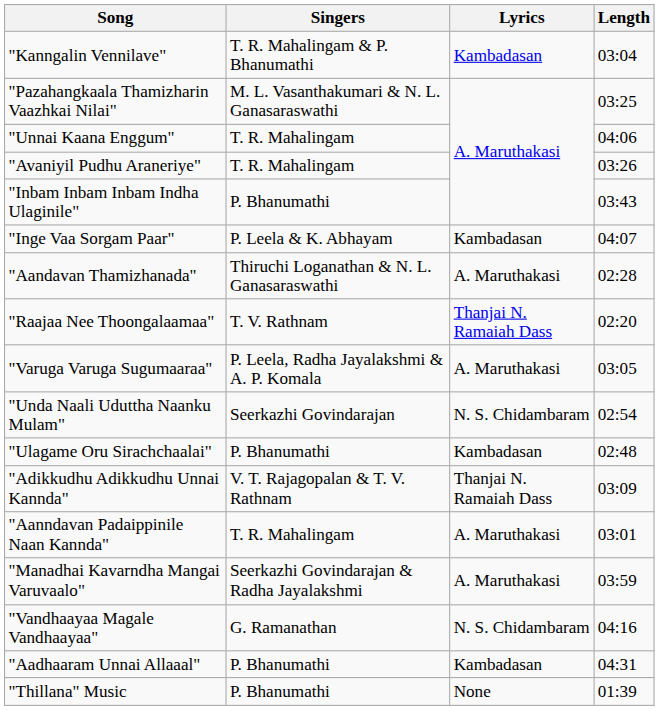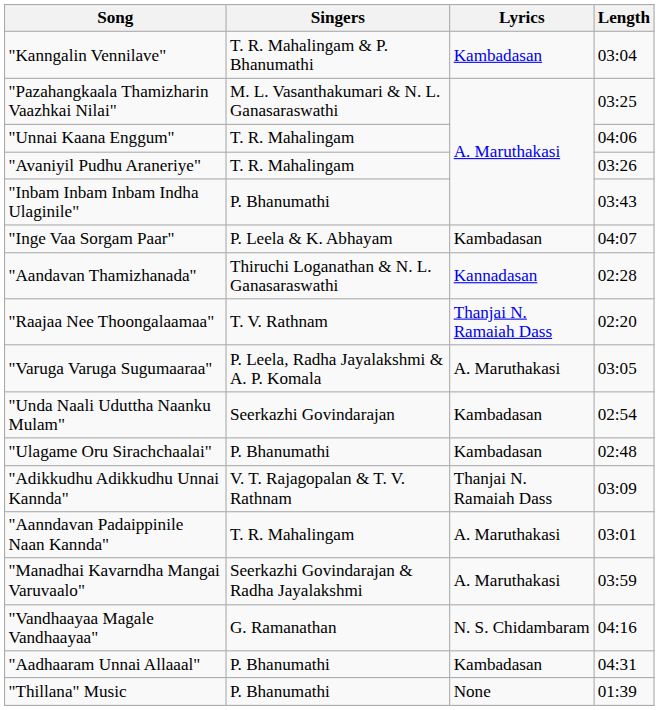(507, 275) A. Maruthakasi -> (496, 275) Kannadasan
(522, 414) N. S. Chidambaram -> (498, 414) Kambadasan
